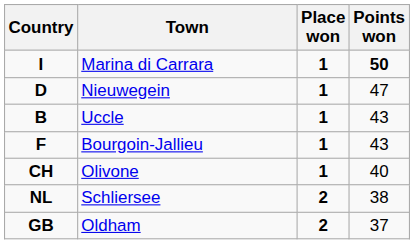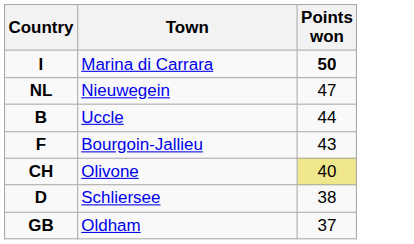- column: (323, 27)
(41, 90) D -> (41, 90) NL
(379, 117) 43 -> (327, 117) 44
(379, 171) no background -> (327, 171) khaki background
(41, 198) NL -> (41, 198) D
